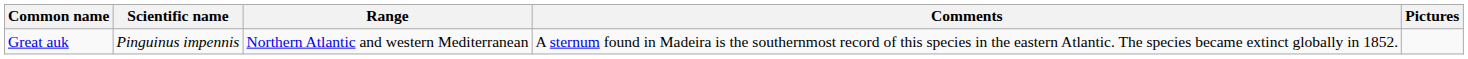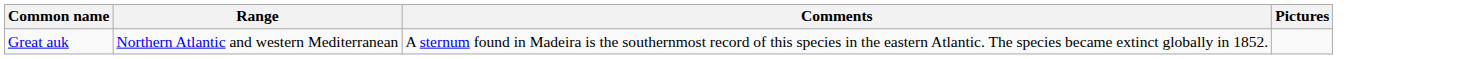- column: (178, 16)
